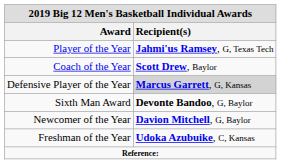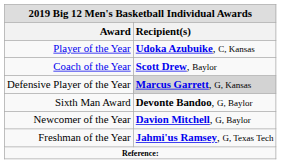(205, 49) Jahmi'us Ramsey, G, Texas Tech -> (195, 49) Udoka Azubuike, C, Kansas
(195, 138) Udoka Azubuike, C, Kansas -> (205, 138) Jahmi'us Ramsey, G, Texas Tech
